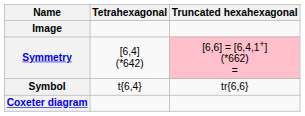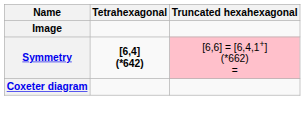(130, 57) normal -> (130, 57) bold
- row: (47, 87)
